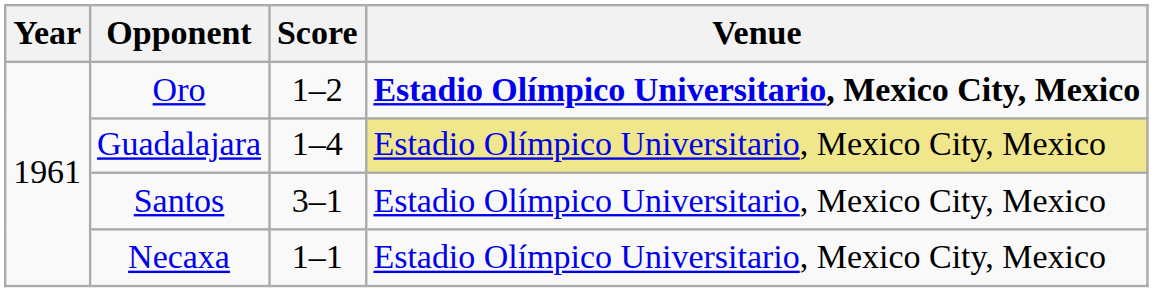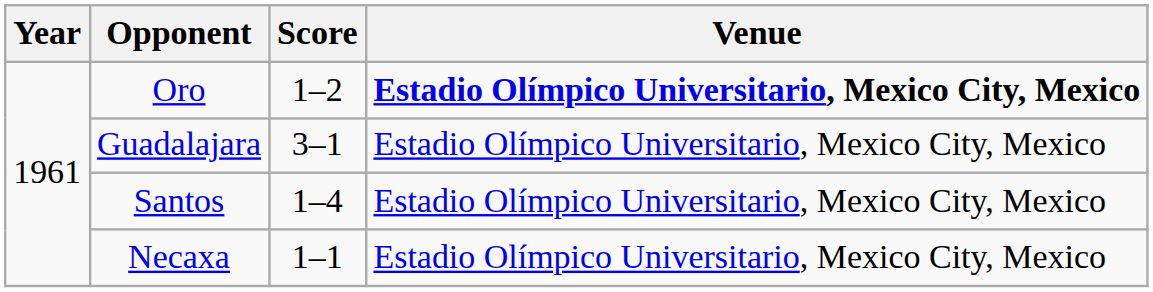(317, 145) 1–4 -> (317, 145) 3–1
(740, 145) khaki background -> (740, 145) no background
(317, 201) 3–1 -> (317, 201) 1–4
